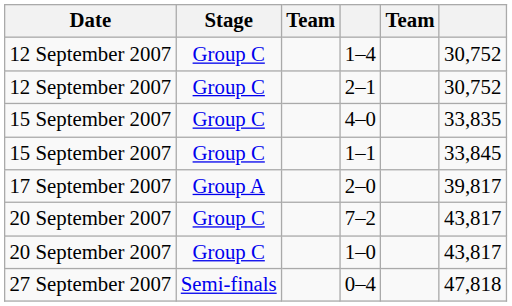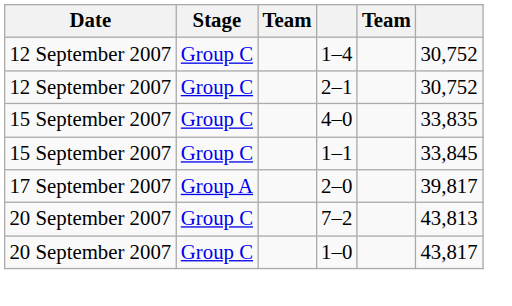(473, 218) 43,817 -> (449, 218) 43,813
- row: (360, 284)
